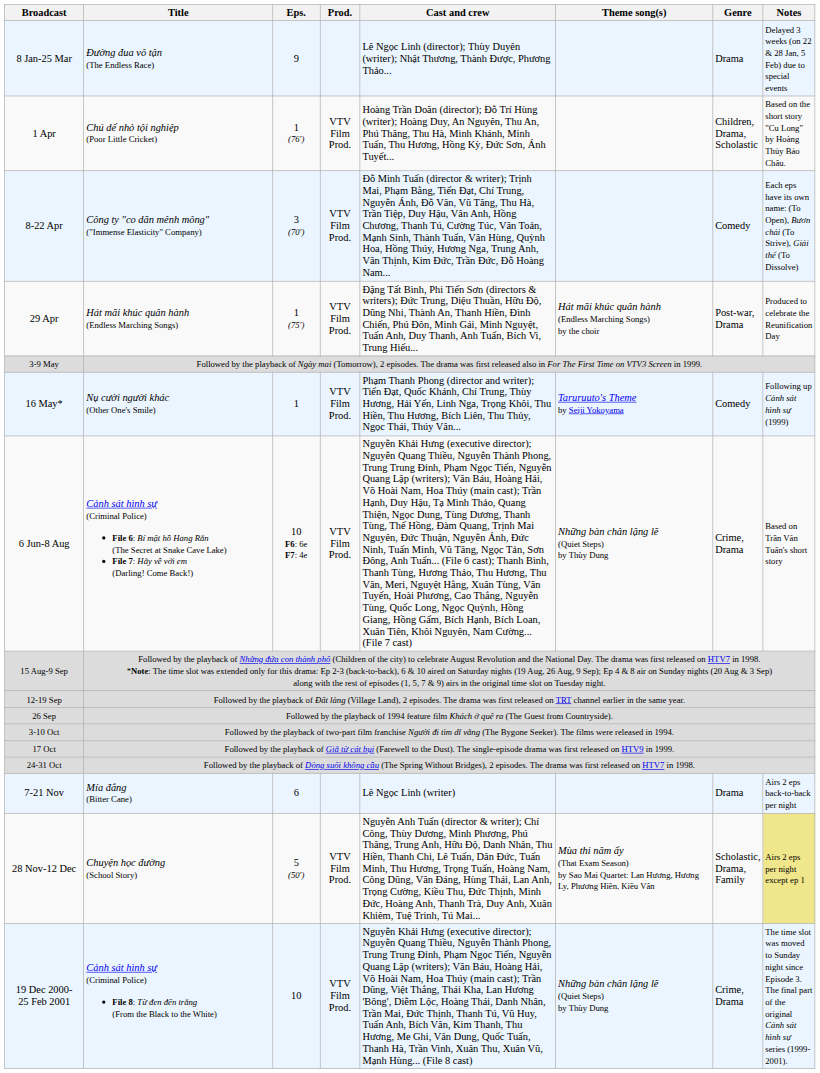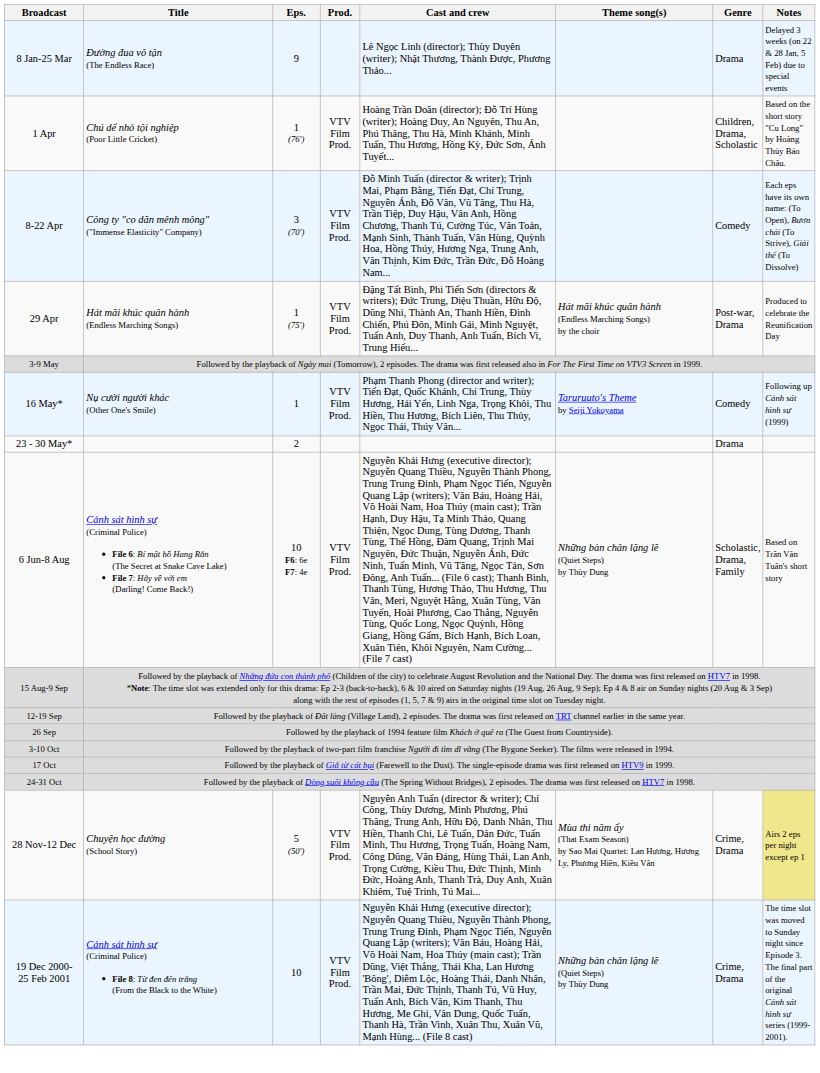+ row: (44, 444)
(729, 543) Crime, Drama -> (738, 560) Scholastic, Drama, Family
- row: (44, 793)
(738, 868) Scholastic, Drama, Family -> (729, 845) Crime, Drama
